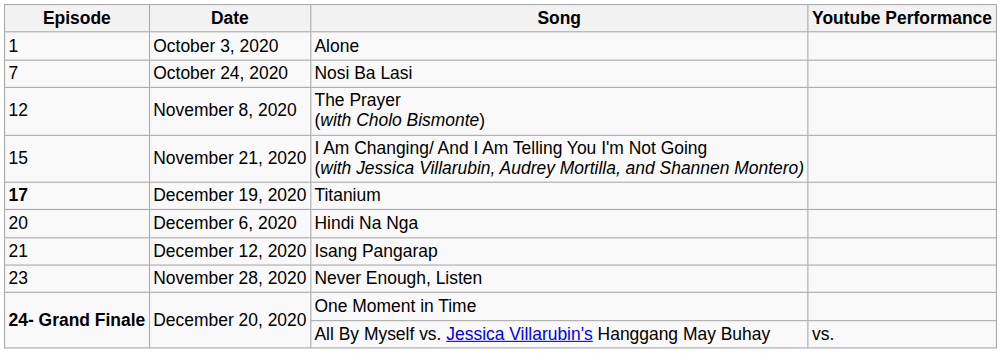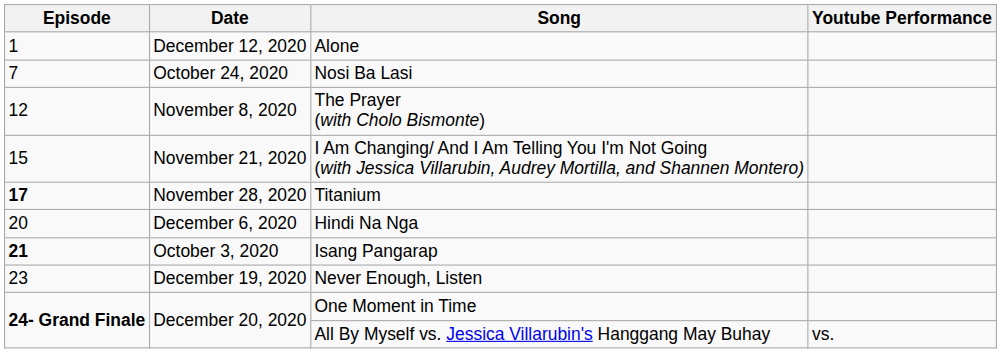(216, 45) October 3, 2020 -> (230, 45) December 12, 2020
(230, 195) December 19, 2020 -> (230, 195) November 28, 2020
(18, 251) normal -> (18, 251) bold
(230, 251) December 12, 2020 -> (216, 251) October 3, 2020
(230, 278) November 28, 2020 -> (230, 278) December 19, 2020
